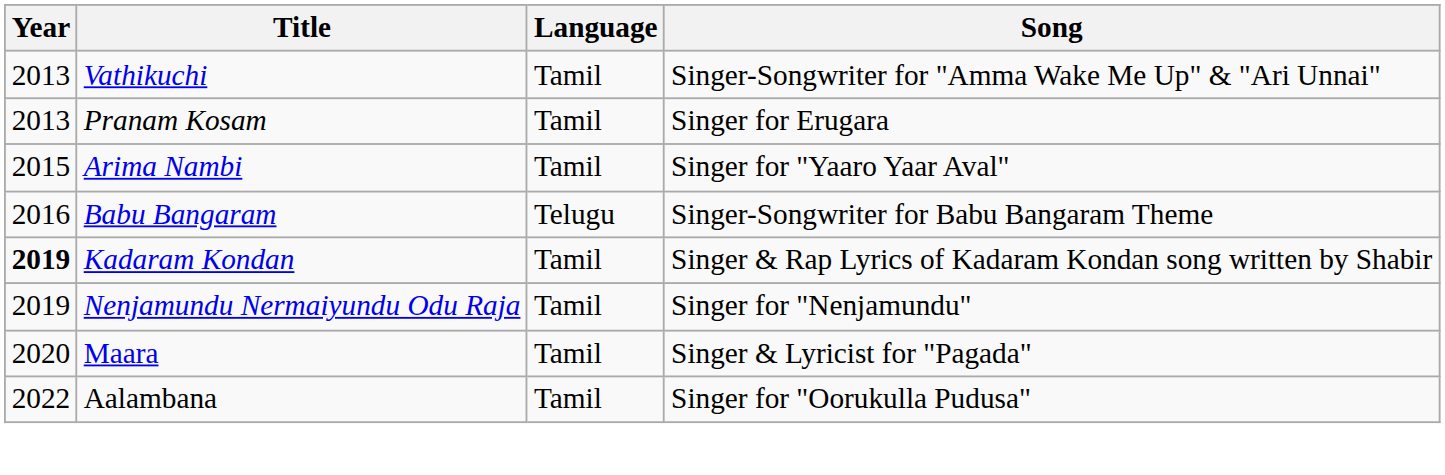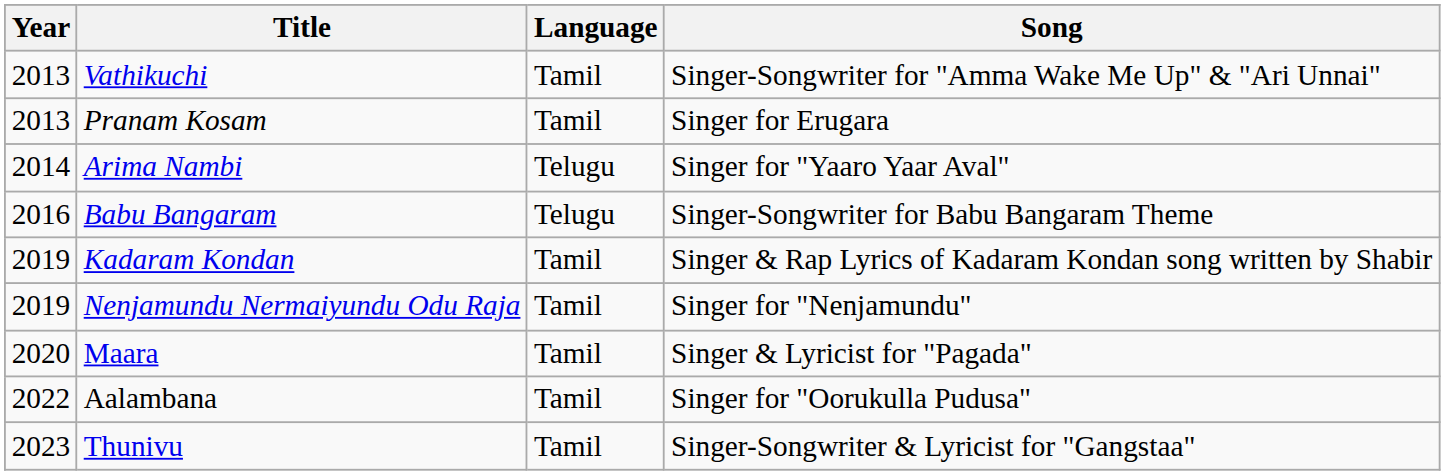(41, 167) 2015 -> (41, 167) 2014
(568, 167) Tamil -> (574, 167) Telugu
(41, 259) bold -> (41, 259) normal
+ row: (133, 445)
